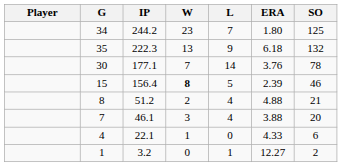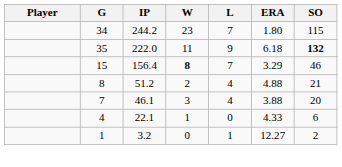(315, 30) 125 -> (315, 30) 115
(144, 48) 222.3 -> (144, 48) 222.0
(187, 48) 13 -> (187, 48) 11
(315, 48) normal -> (315, 48) bold
- row: (102, 65)
(230, 83) 5 -> (230, 65) 7
(273, 83) 2.39 -> (273, 65) 3.29
